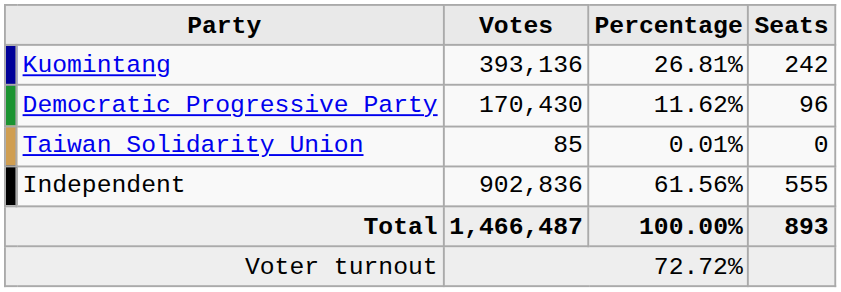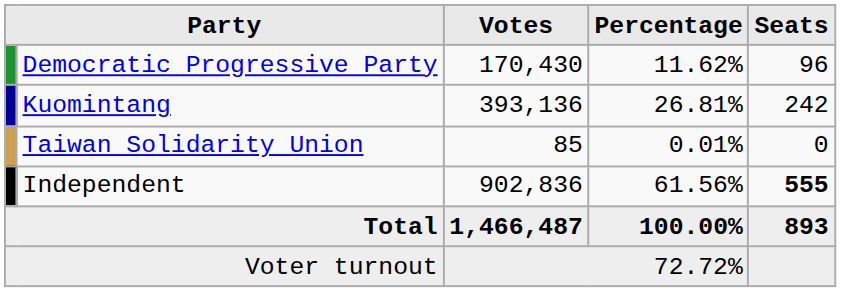rows swapped: (97, 65) <-> (230, 106)
(806, 186) normal -> (806, 186) bold
